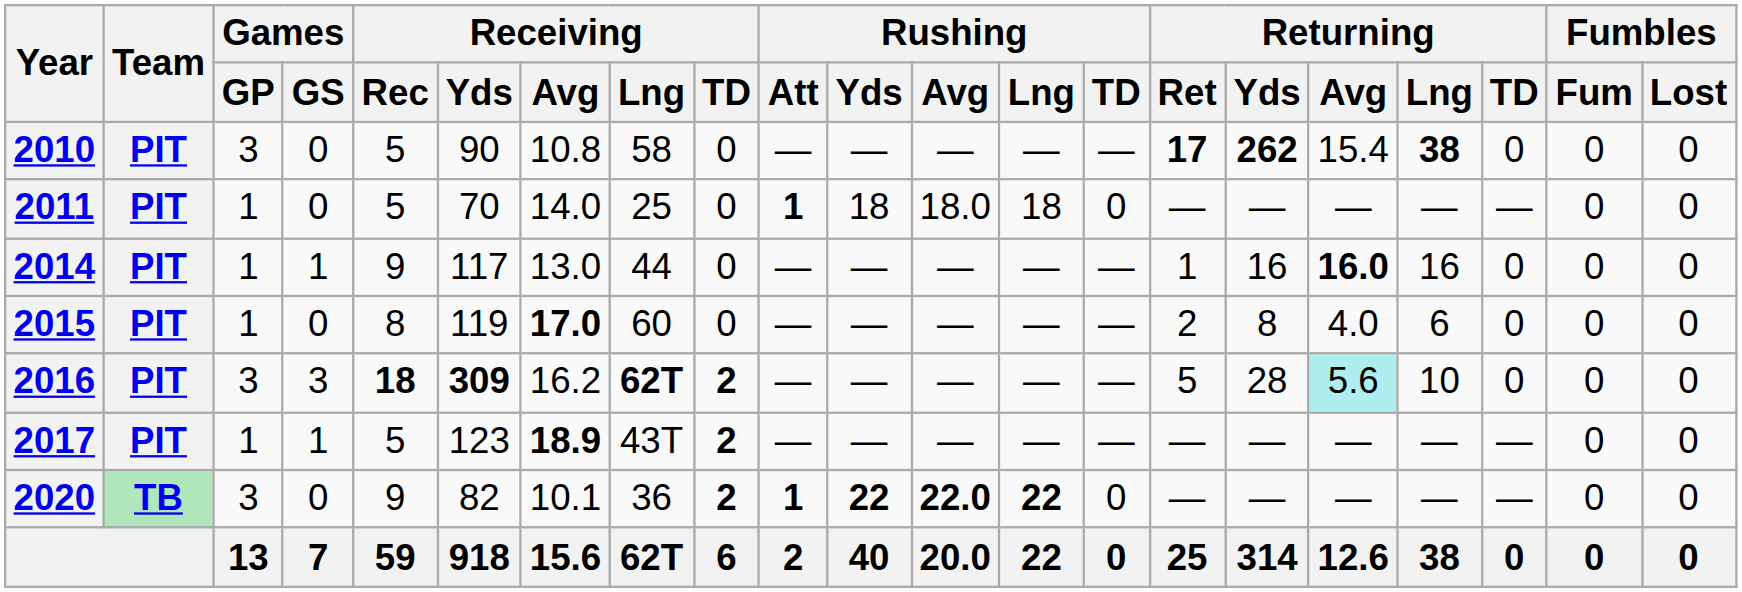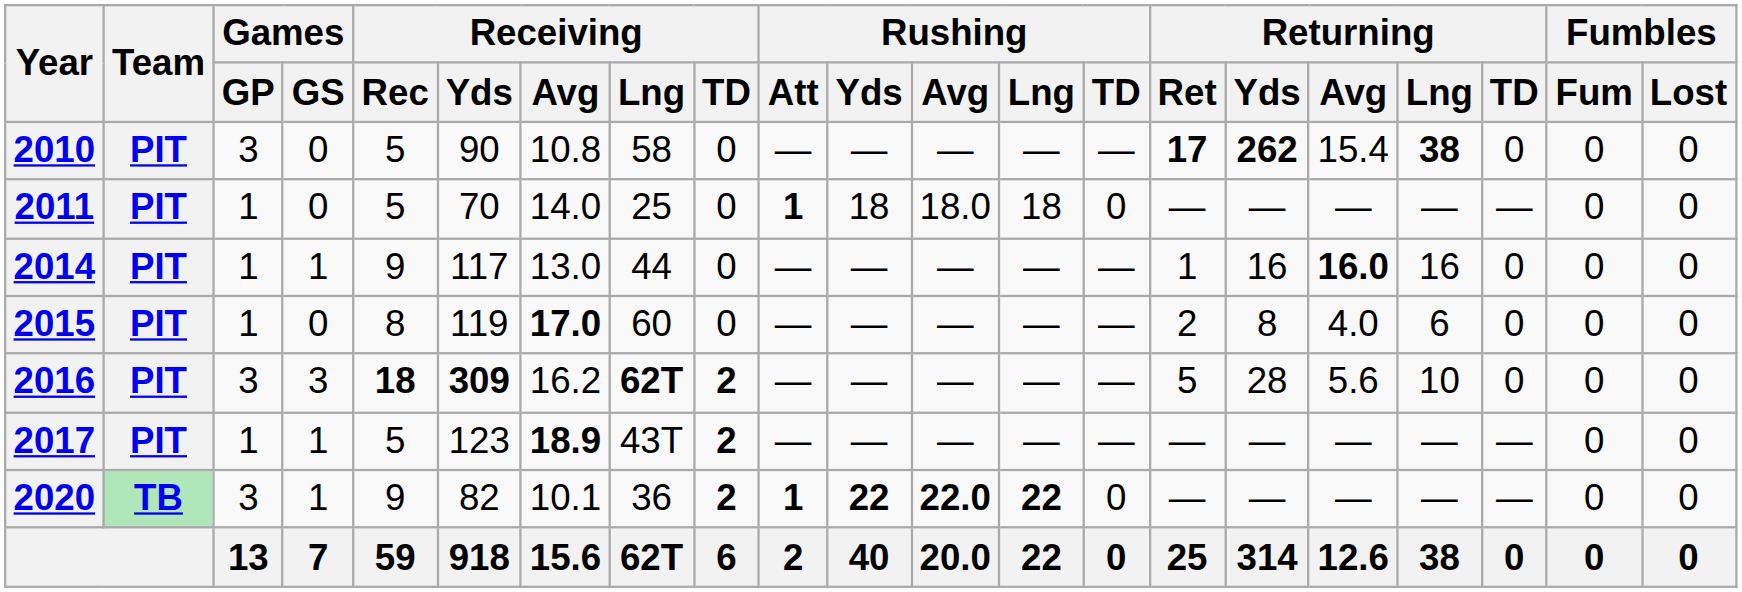(1353, 382) paleturquoise background -> (1353, 382) no background
(318, 498) 0 -> (318, 498) 1
